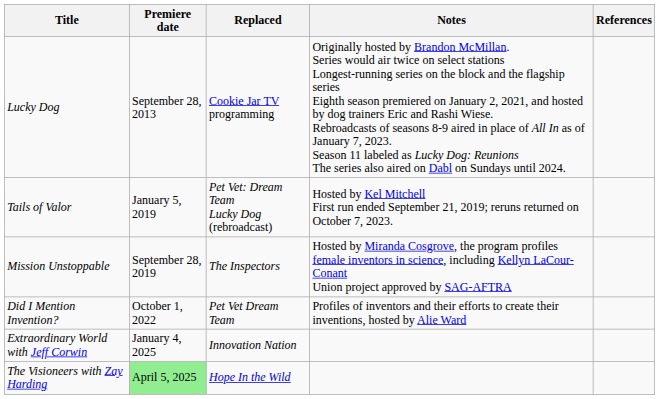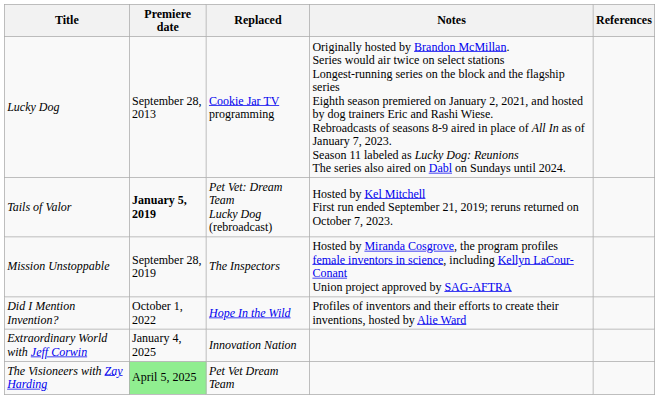(157, 207) normal -> (159, 207) bold
(244, 312) Pet Vet Dream Team -> (250, 312) Hope In the Wild
(250, 377) Hope In the Wild -> (244, 377) Pet Vet Dream Team
